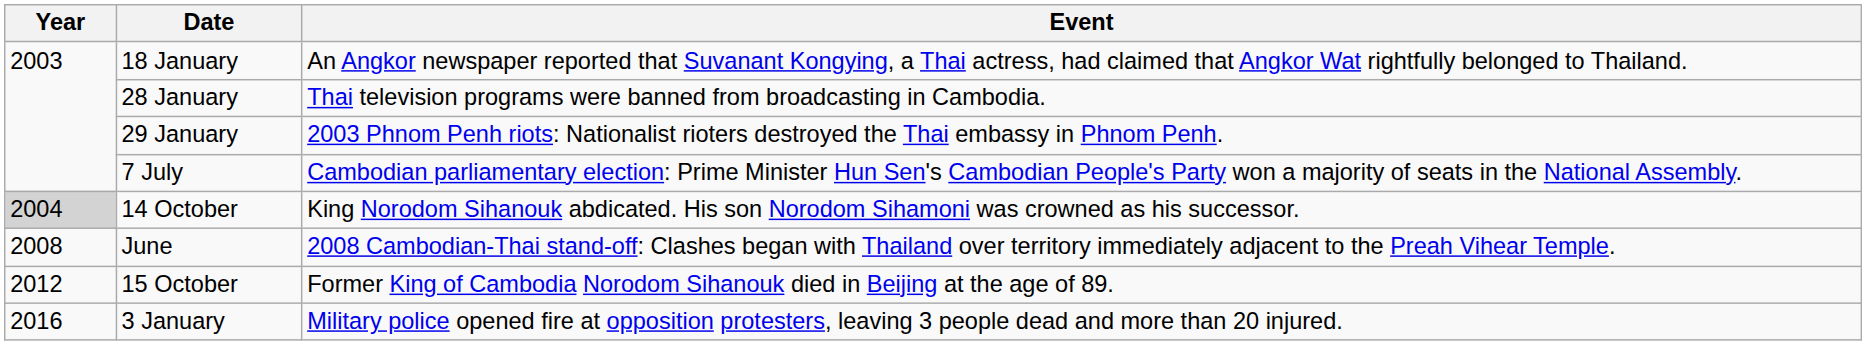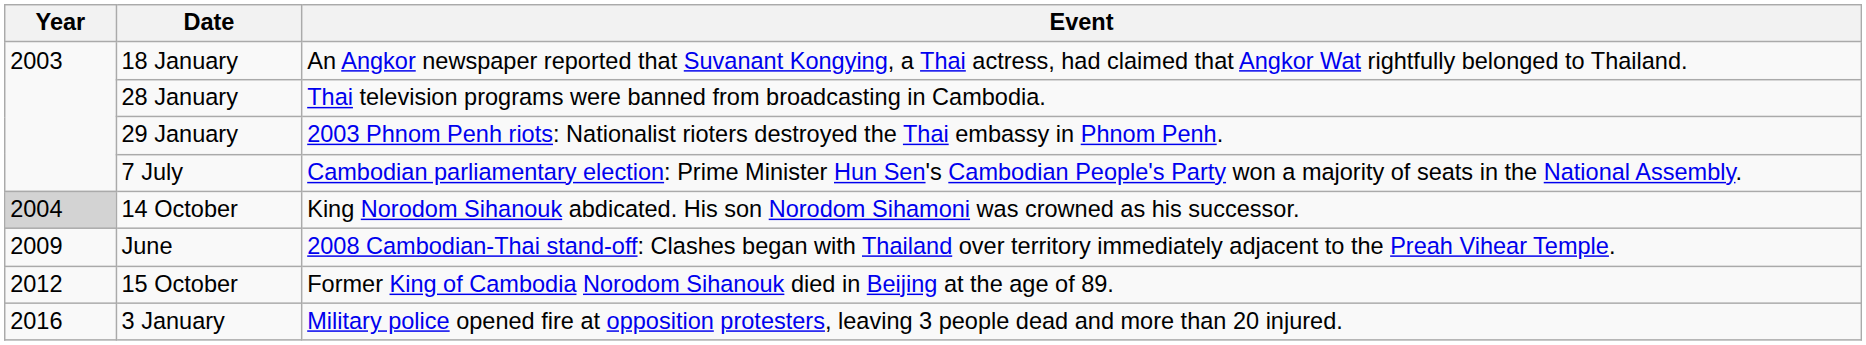(36, 246) 2008 -> (36, 246) 2009
